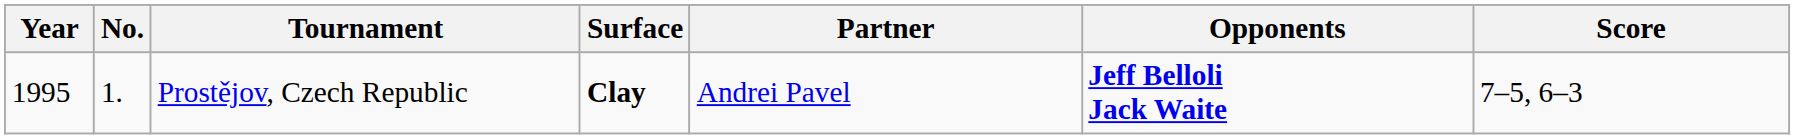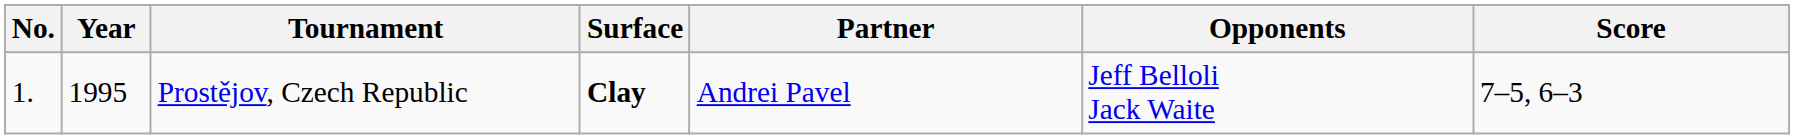columns swapped: (123, 27) <-> (50, 27)
(1158, 92) bold -> (1154, 92) normal
